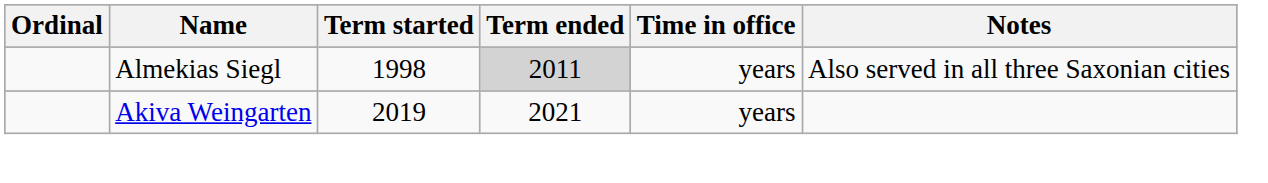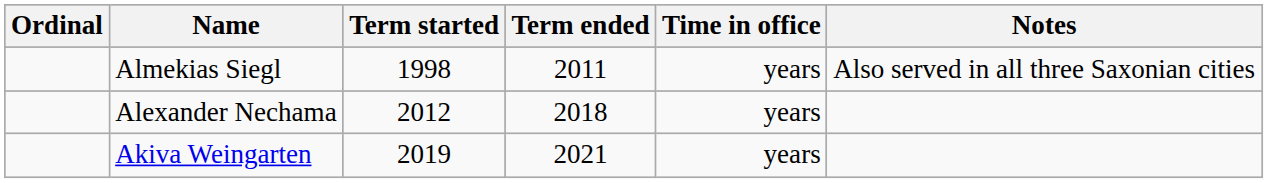(555, 68) lightgrey background -> (581, 68) no background
+ row: (226, 111)
